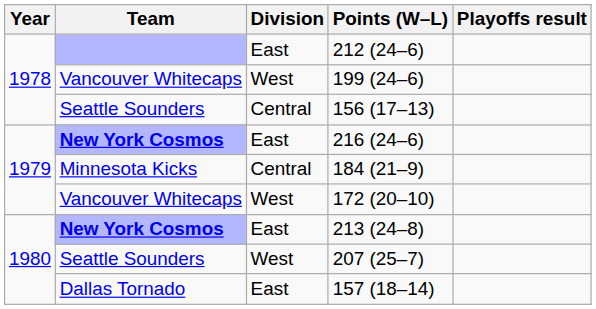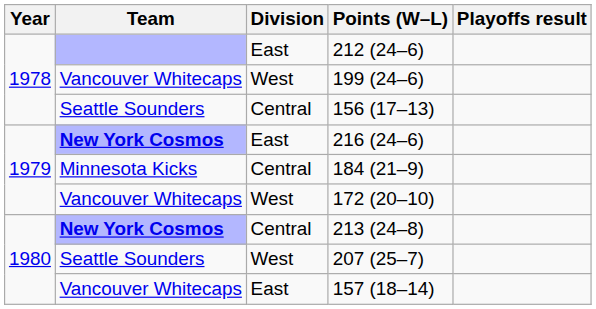(269, 229) East -> (281, 229) Central
(122, 288) Dallas Tornado -> (151, 288) Vancouver Whitecaps
